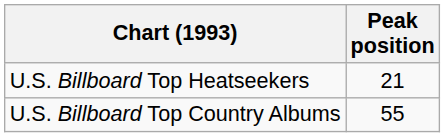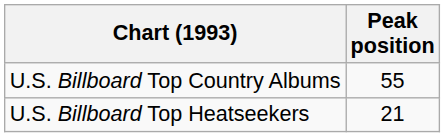rows swapped: (175, 114) <-> (160, 80)
